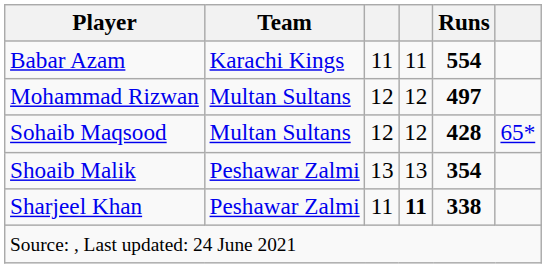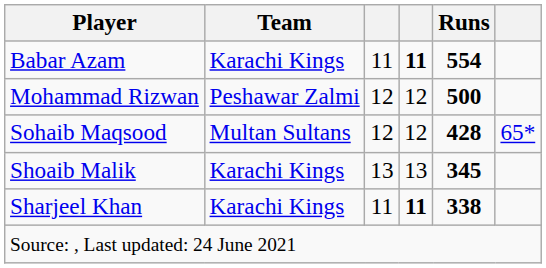(416, 59) normal -> (416, 59) bold
(280, 96) Multan Sultans -> (285, 96) Peshawar Zalmi
(464, 96) 497 -> (464, 96) 500
(285, 170) Peshawar Zalmi -> (277, 170) Karachi Kings
(464, 170) 354 -> (464, 170) 345
(285, 206) Peshawar Zalmi -> (277, 206) Karachi Kings
